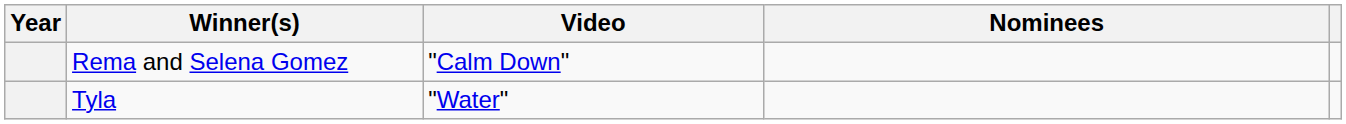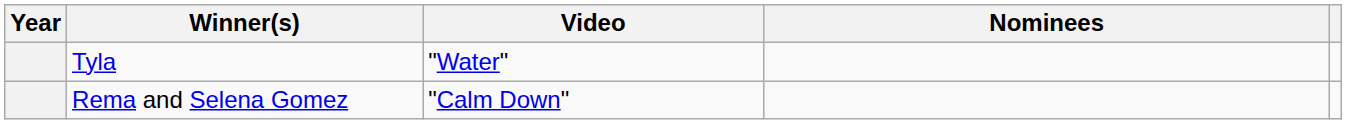rows swapped: (210, 61) <-> (94, 99)
